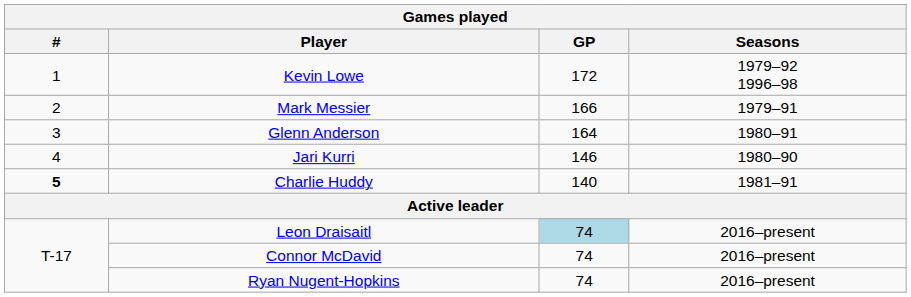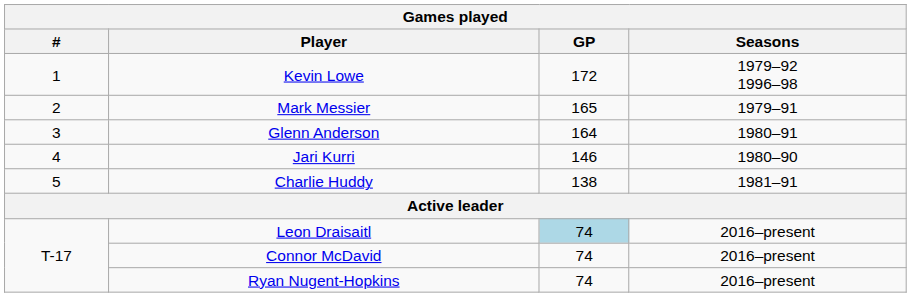(584, 108) 166 -> (584, 108) 165
(56, 182) bold -> (56, 182) normal
(584, 182) 140 -> (584, 182) 138
